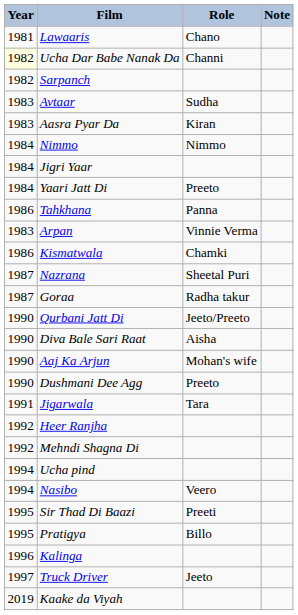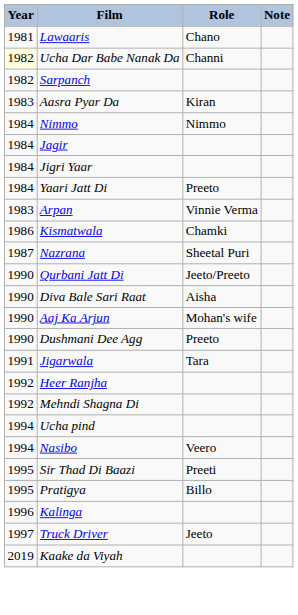- row: (57, 102)
+ row: (54, 145)
- row: (65, 210)
- row: (57, 296)
